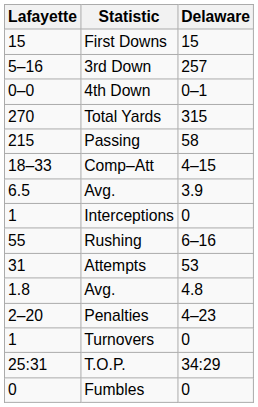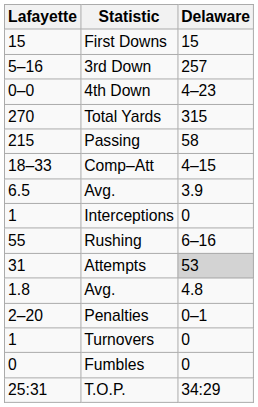(194, 91) 0–1 -> (199, 91) 4–23
(190, 265) no background -> (190, 265) lightgrey background
(199, 315) 4–23 -> (194, 315) 0–1
rows swapped: (12, 389) <-> (28, 365)
